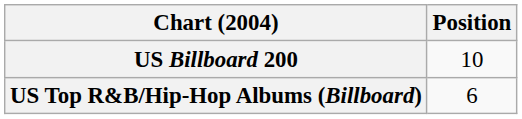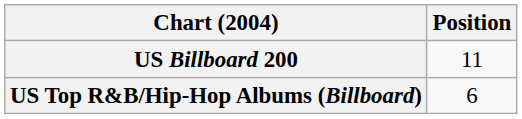(472, 58) 10 -> (472, 58) 11
